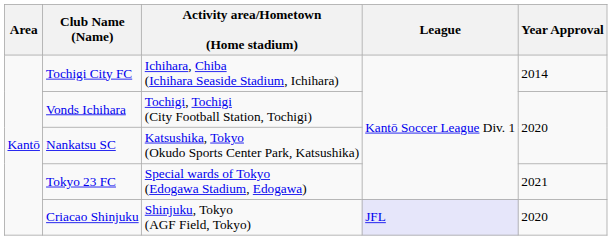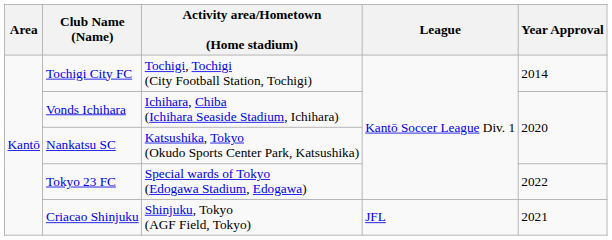(242, 73) Ichihara, Chiba (Ichihara Seaside Stadium, Ichihara) -> (228, 73) Tochigi, Tochigi (City Football Station, Tochigi)
(228, 109) Tochigi, Tochigi (City Football Station, Tochigi) -> (242, 109) Ichihara, Chiba (Ichihara Seaside Stadium, Ichihara)
(535, 181) 2021 -> (535, 181) 2022
(376, 217) lavender background -> (376, 217) no background
(535, 217) 2020 -> (535, 217) 2021
